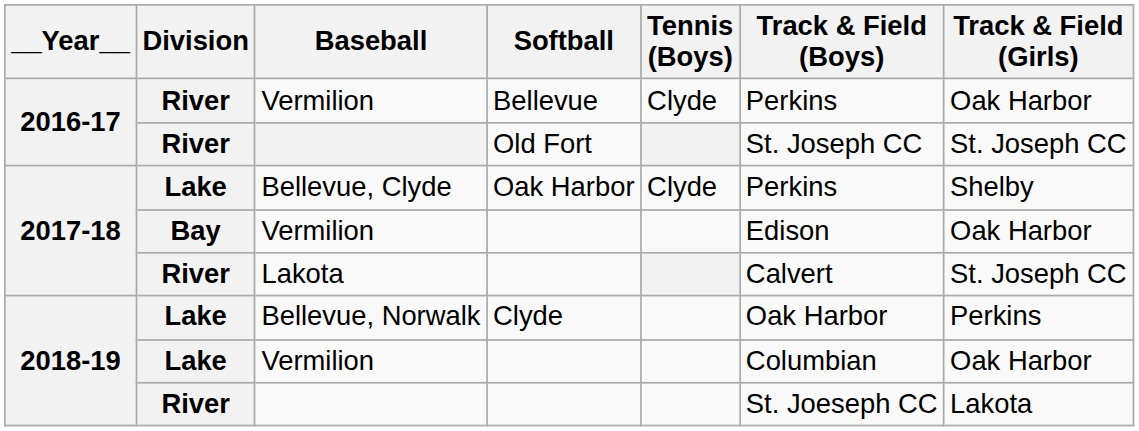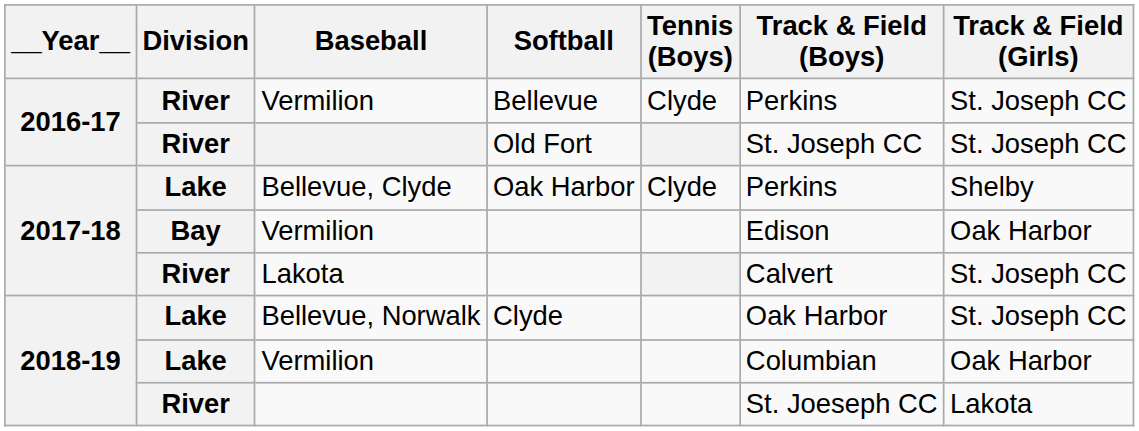(1021, 100) Oak Harbor -> (1038, 100) St. Joseph CC
(996, 317) Perkins -> (1038, 317) St. Joseph CC
